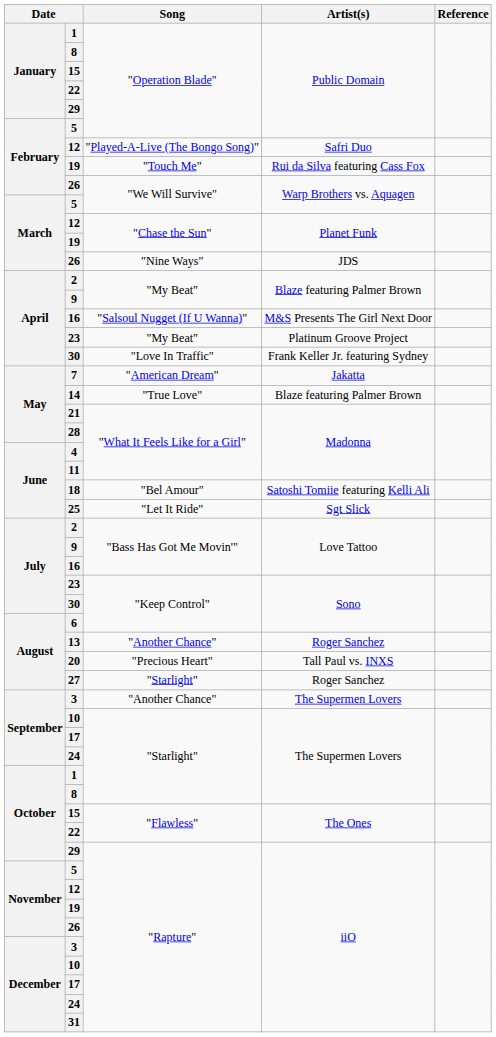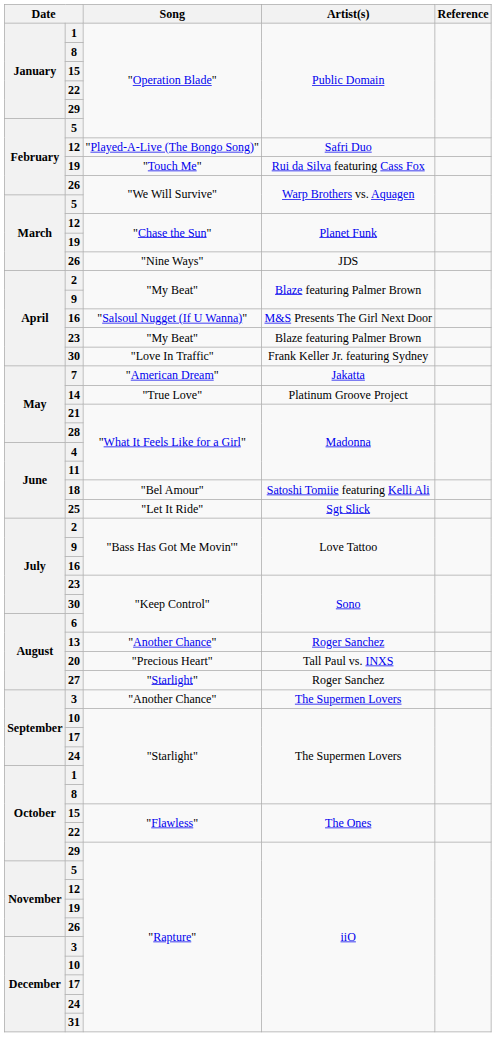(348, 337) Platinum Groove Project -> (348, 337) Blaze featuring Palmer Brown
(348, 394) Blaze featuring Palmer Brown -> (348, 394) Platinum Groove Project
